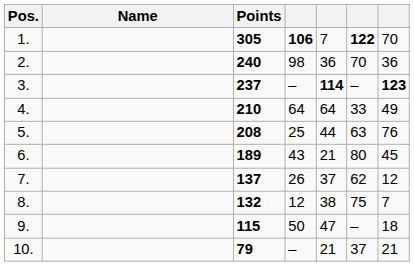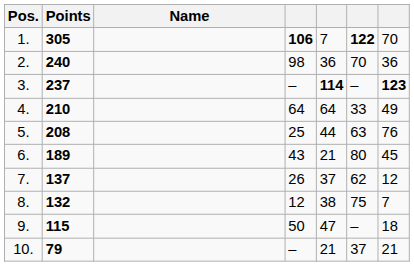columns swapped: (138, 16) <-> (259, 16)
